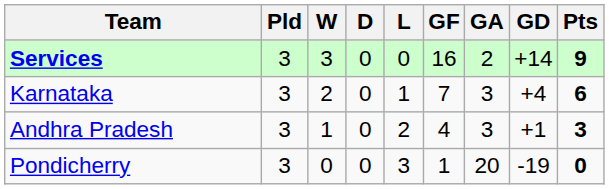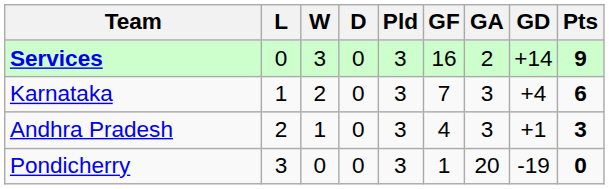columns swapped: (285, 22) <-> (404, 22)
